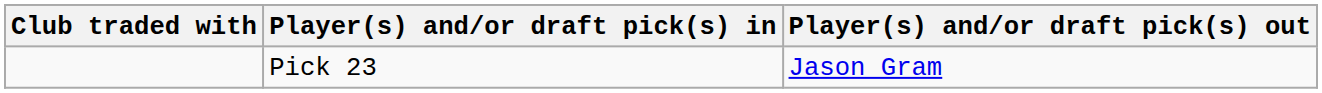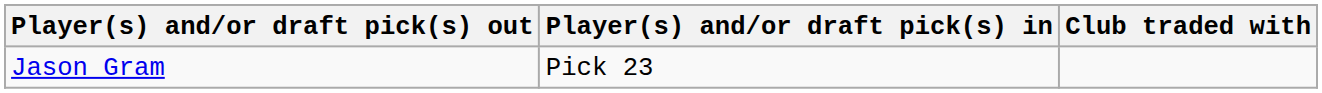columns swapped: (134, 26) <-> (1050, 26)
